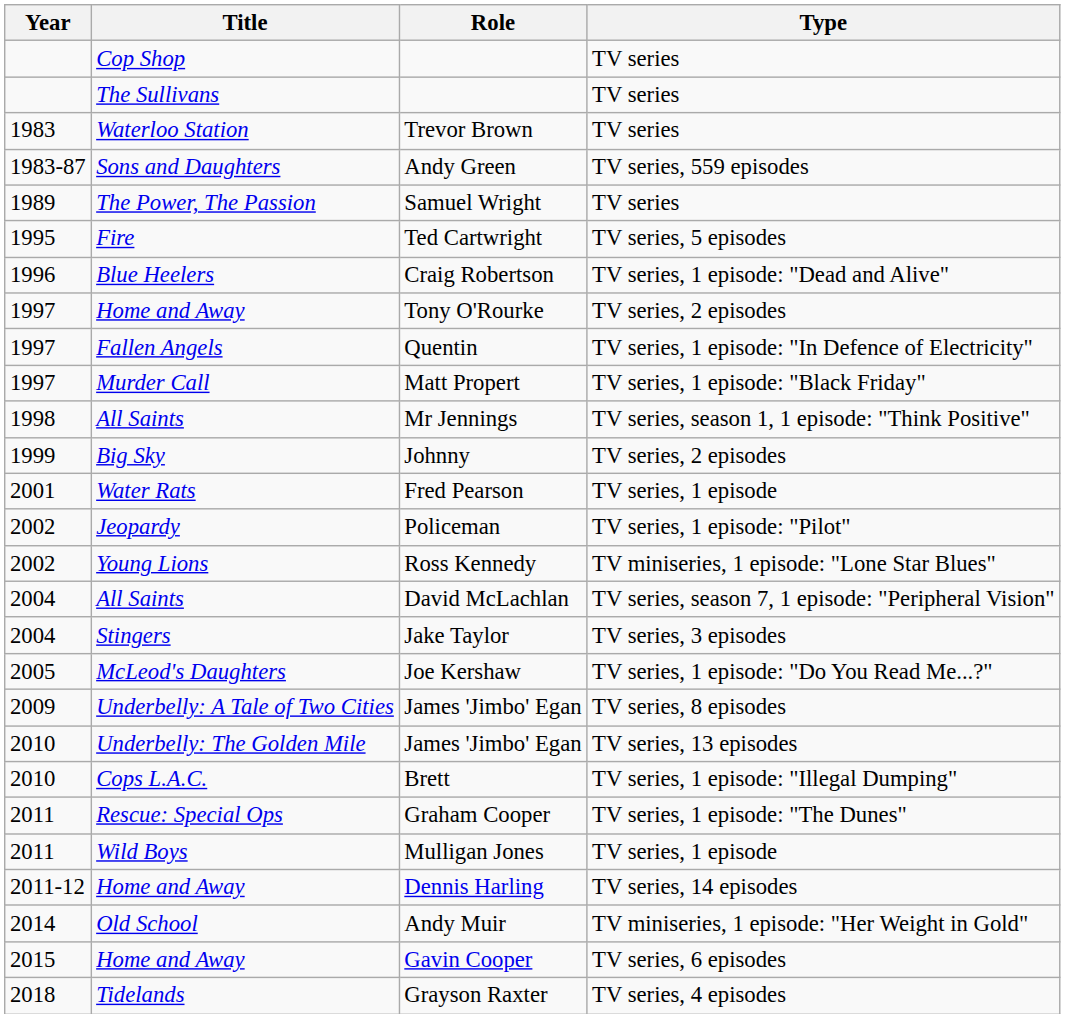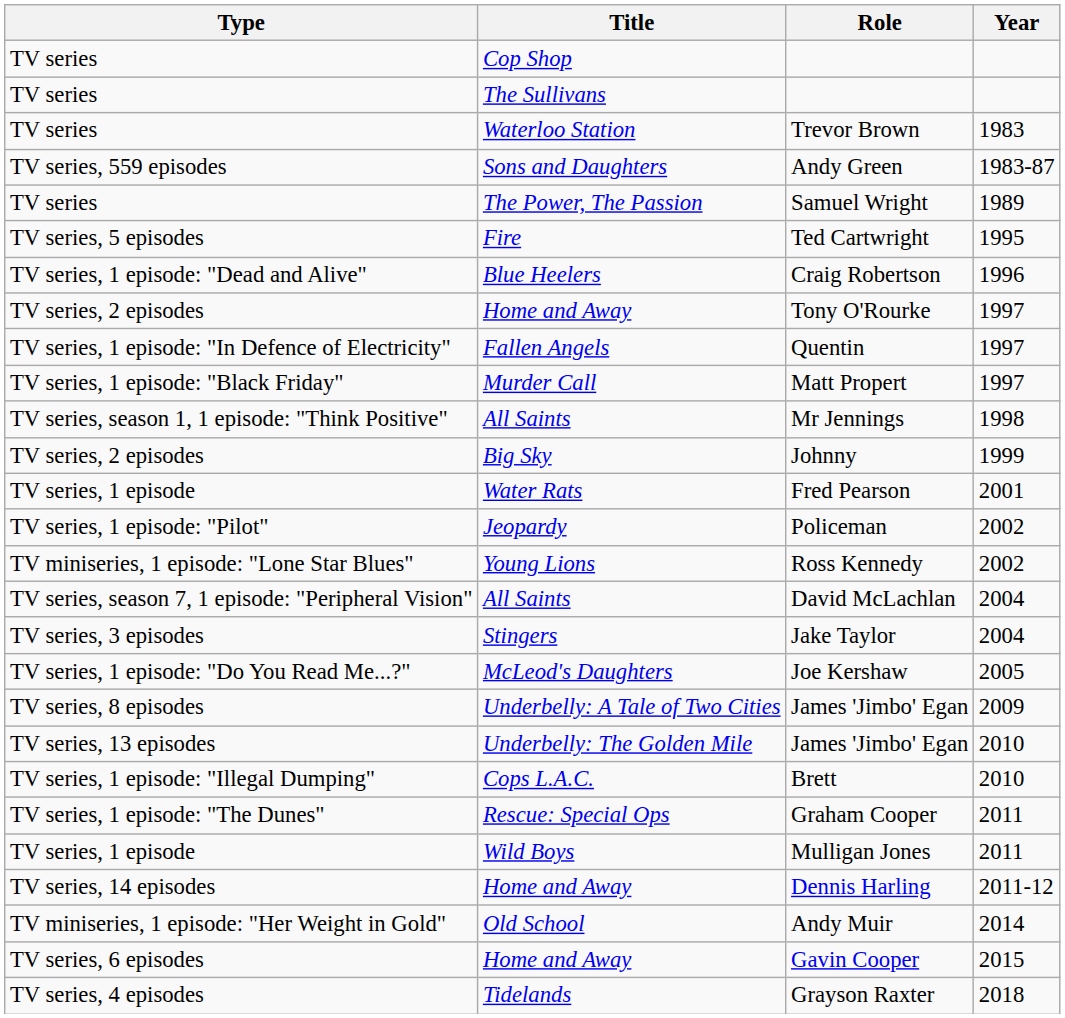columns swapped: (48, 22) <-> (823, 22)
